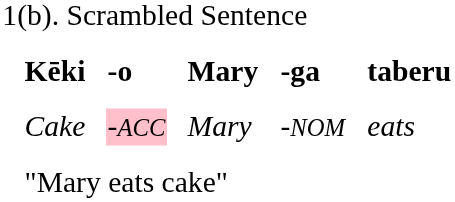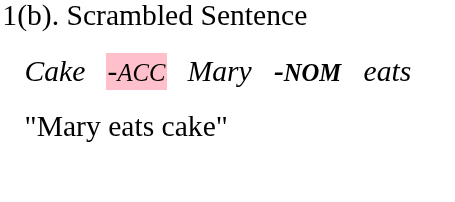- row: (55, 71)
(313, 126) normal -> (308, 71) bold
